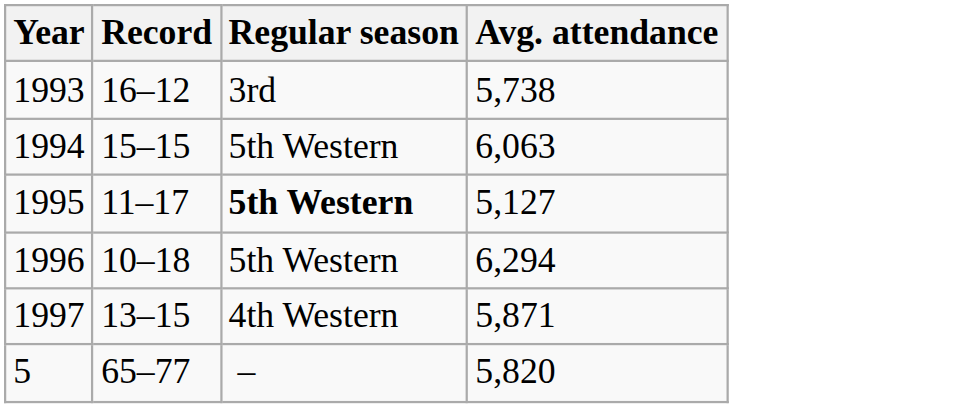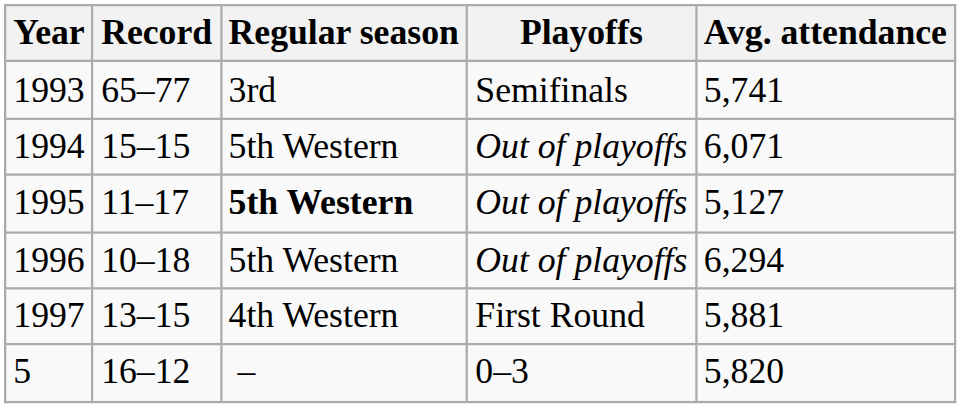+ column: (581, 32)
(146, 89) 16–12 -> (146, 89) 65–77
(515, 89) 5,738 -> (744, 89) 5,741
(515, 145) 6,063 -> (744, 145) 6,071
(515, 315) 5,871 -> (744, 315) 5,881
(146, 372) 65–77 -> (146, 372) 16–12
